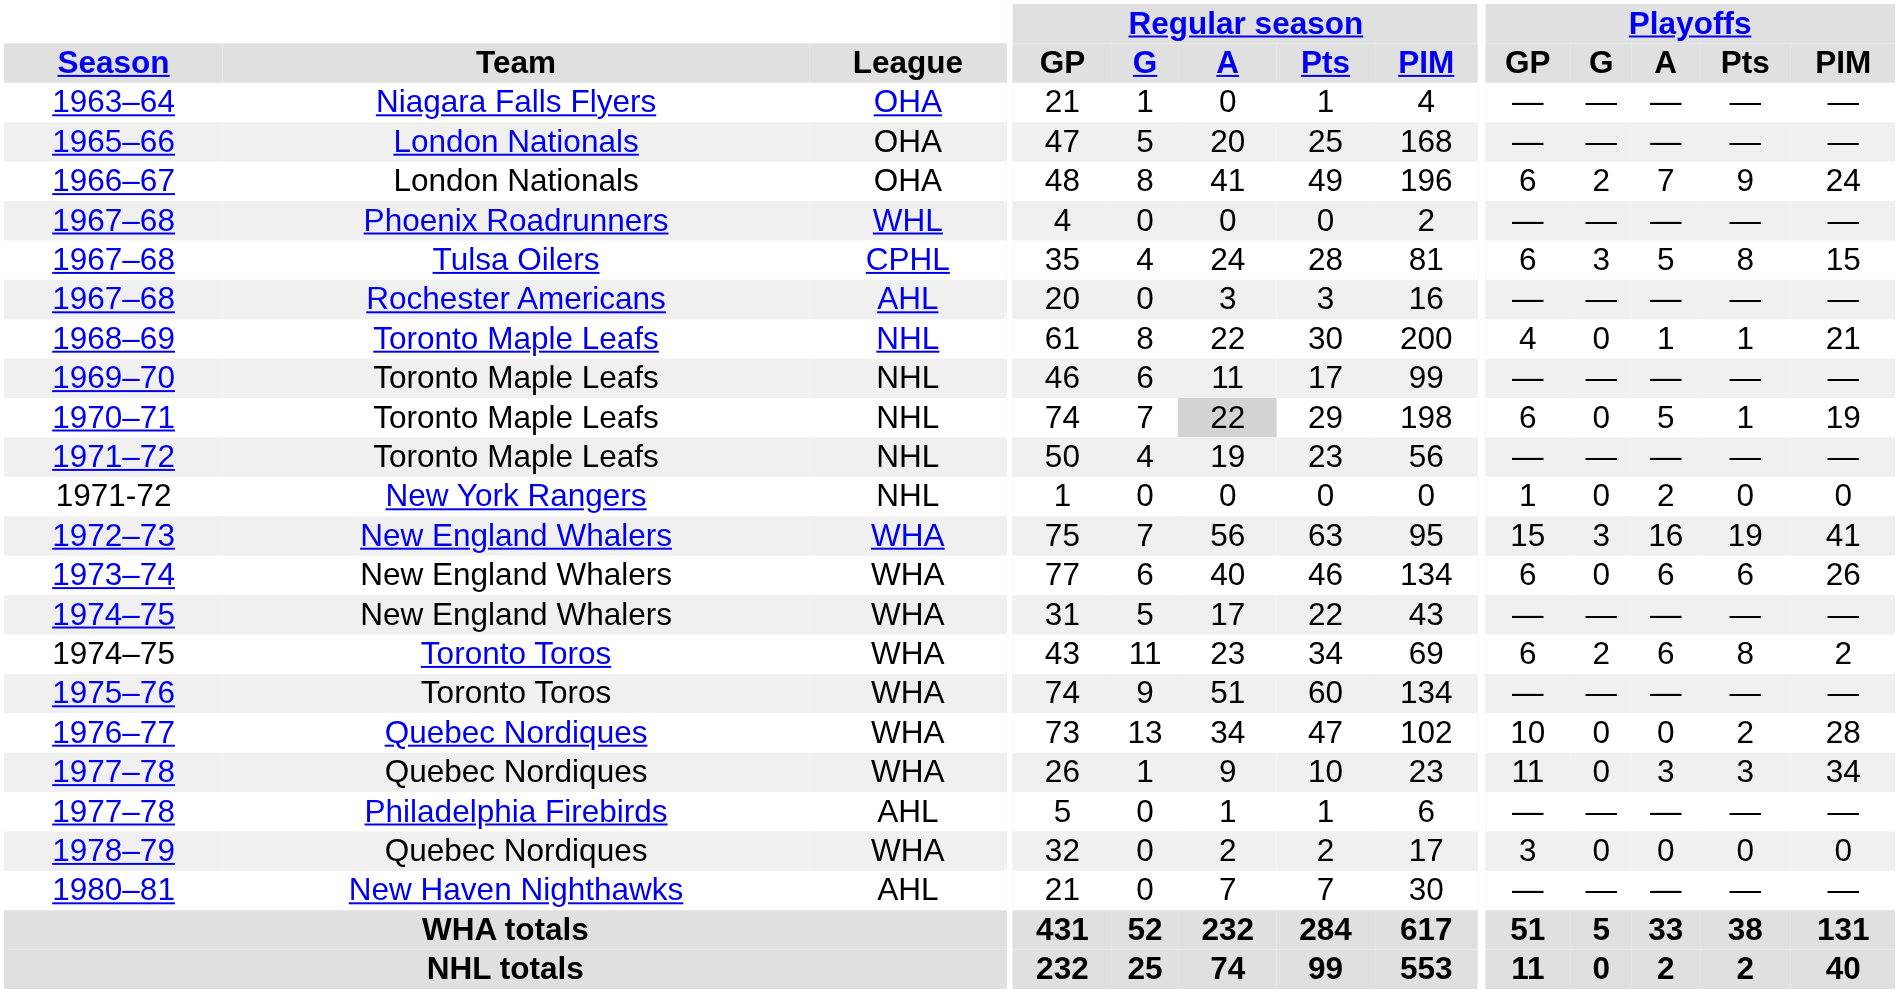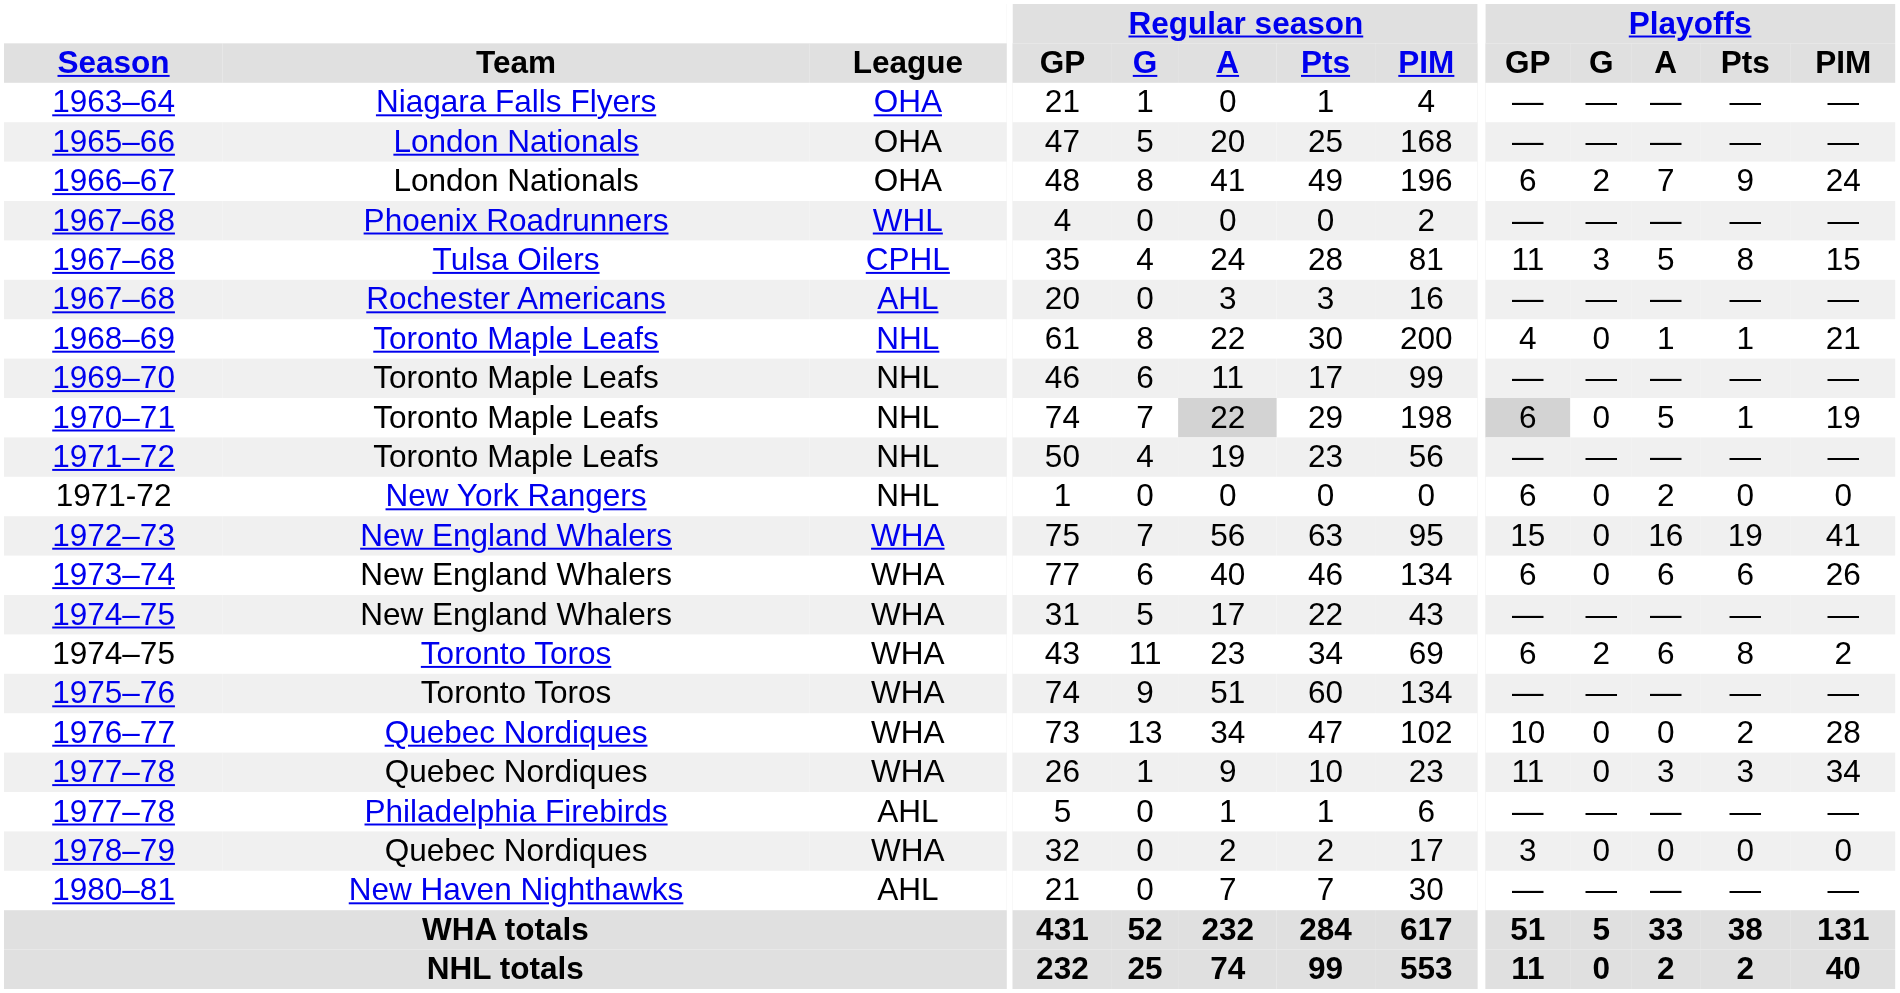(1528, 259) 6 -> (1528, 259) 11
(1528, 417) no background -> (1528, 417) lightgrey background
(1528, 496) 1 -> (1528, 496) 6
(1601, 535) 3 -> (1601, 535) 0
